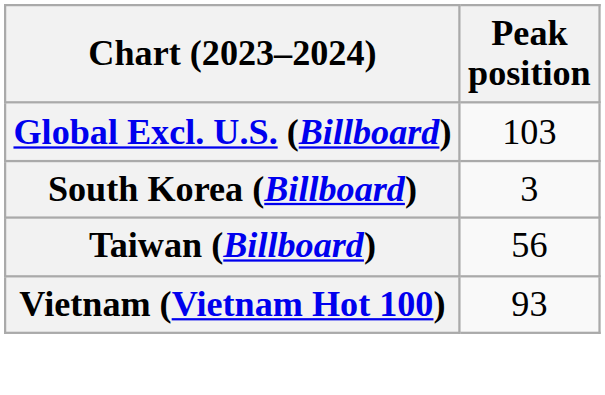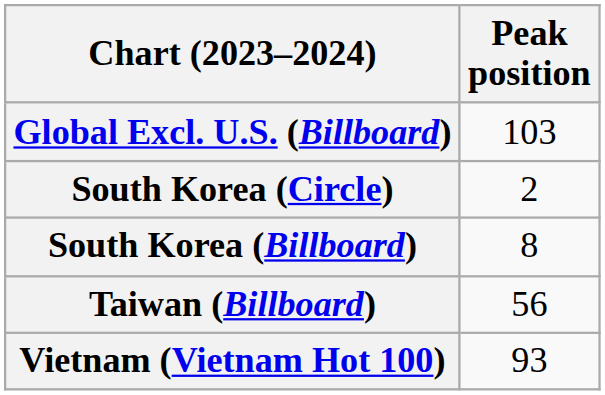+ row: (232, 188)
(529, 188) 3 -> (529, 245) 8
